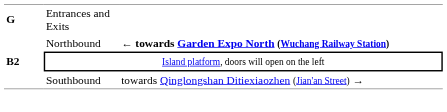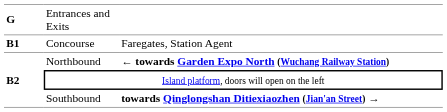+ row: (70, 43)
(243, 80) normal -> (250, 98) bold
